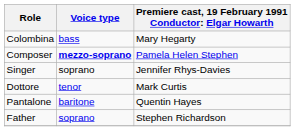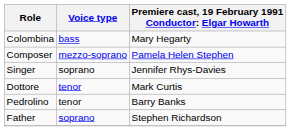(95, 54) bold -> (93, 54) normal
- row: (29, 102)
+ row: (28, 102)
